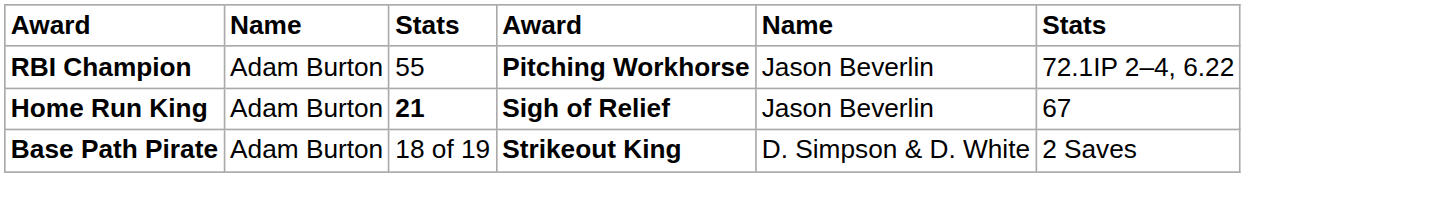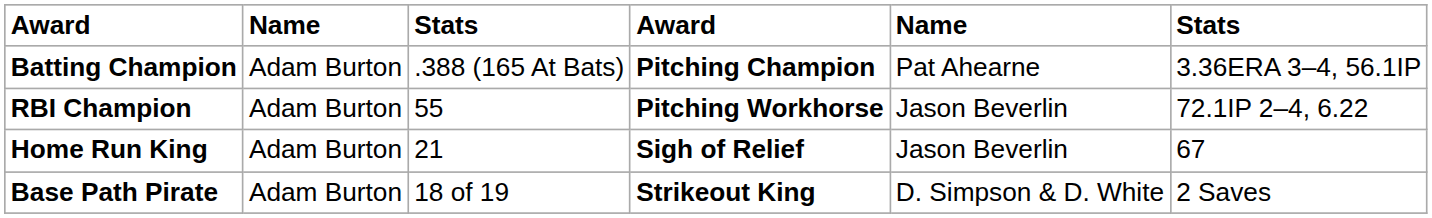+ row: (124, 66)
(410, 108) bold -> (429, 150) normal
